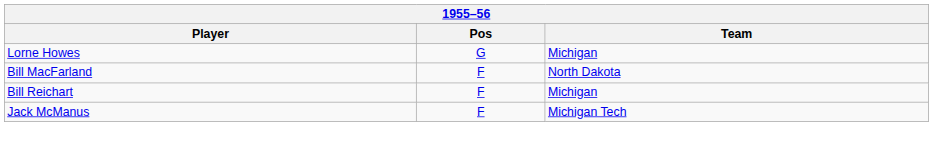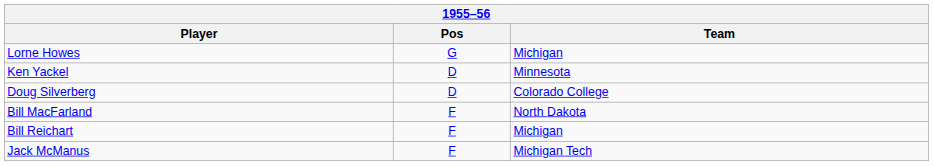+ row: (38, 72)
+ row: (51, 92)
